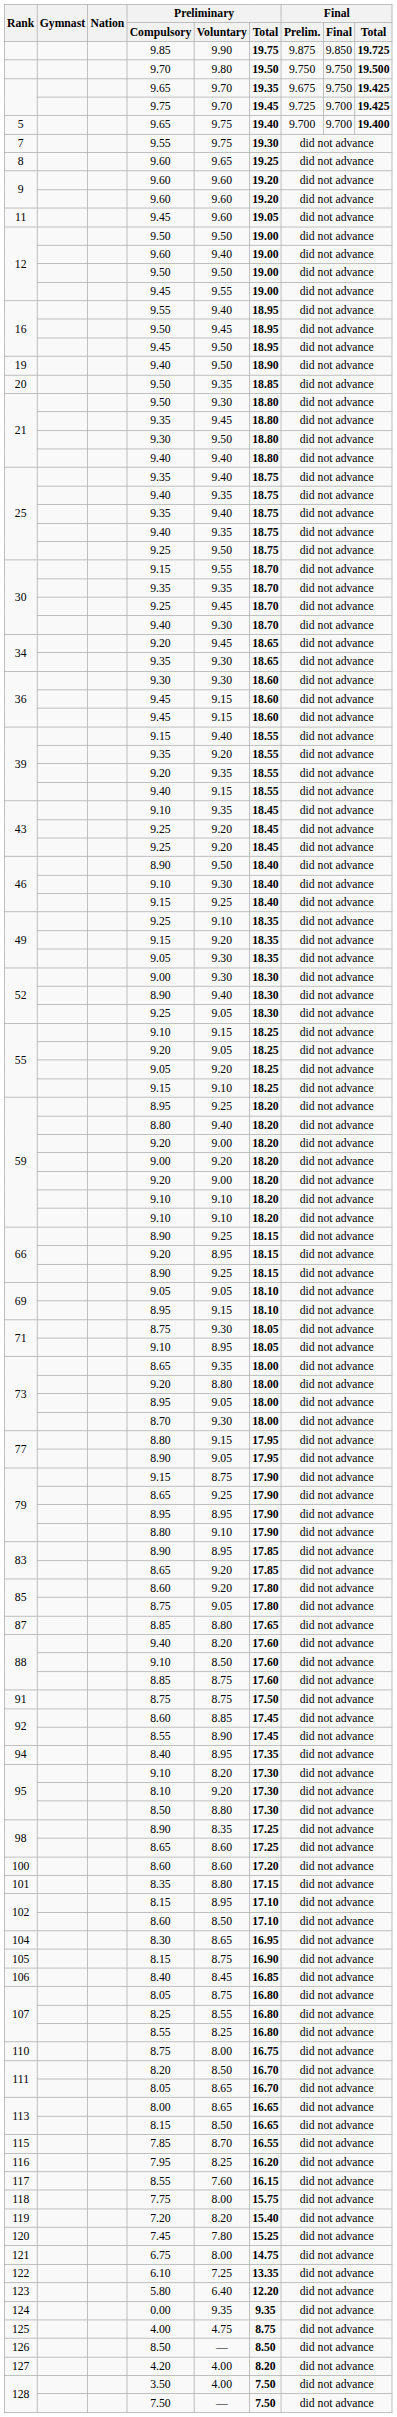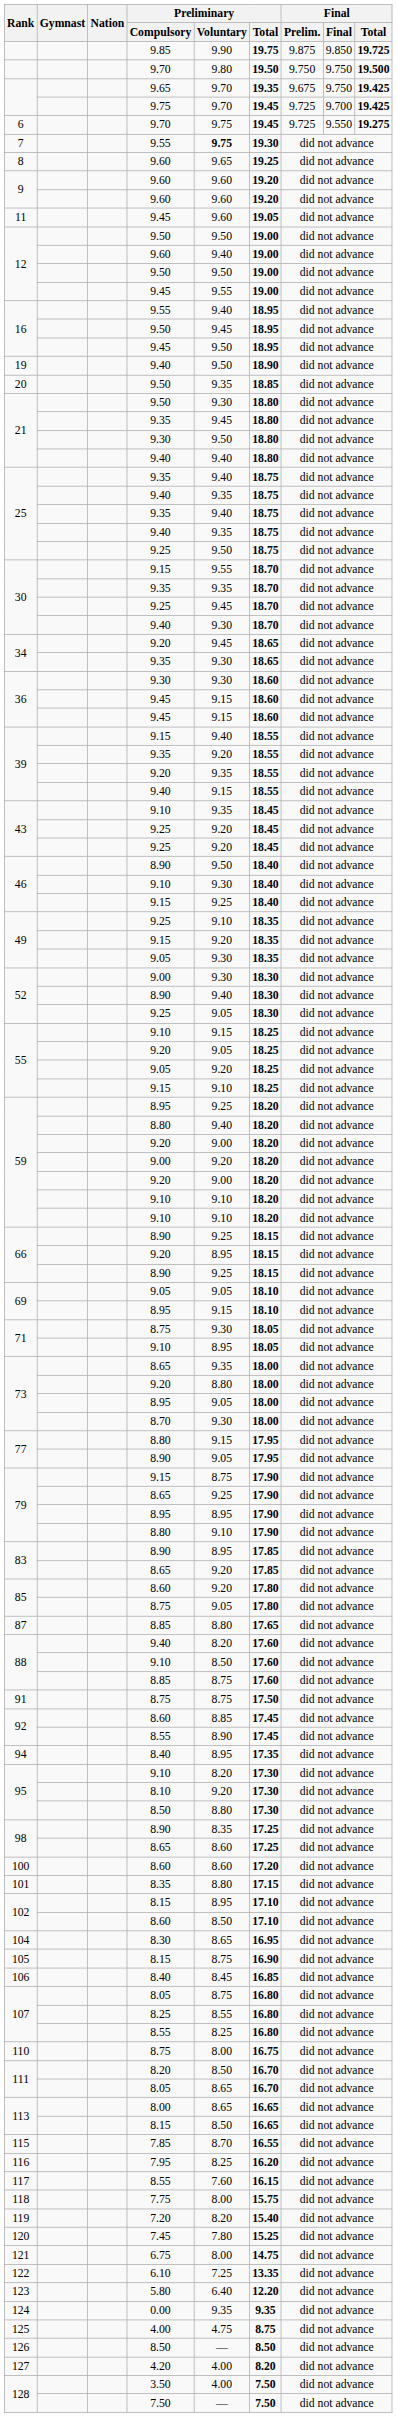- row: (21, 124)
+ row: (21, 124)
(222, 143) normal -> (222, 143) bold
